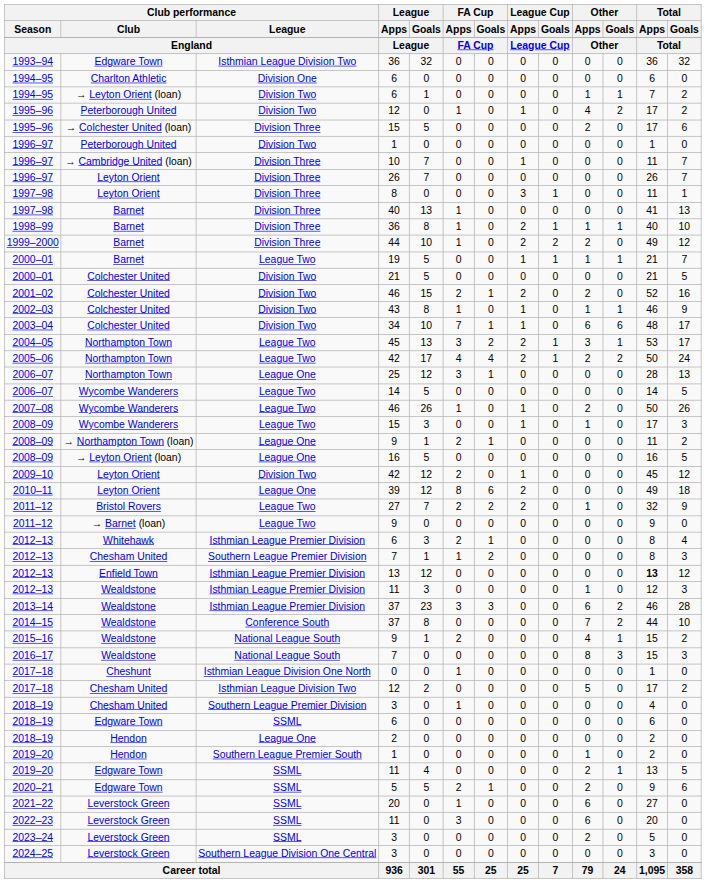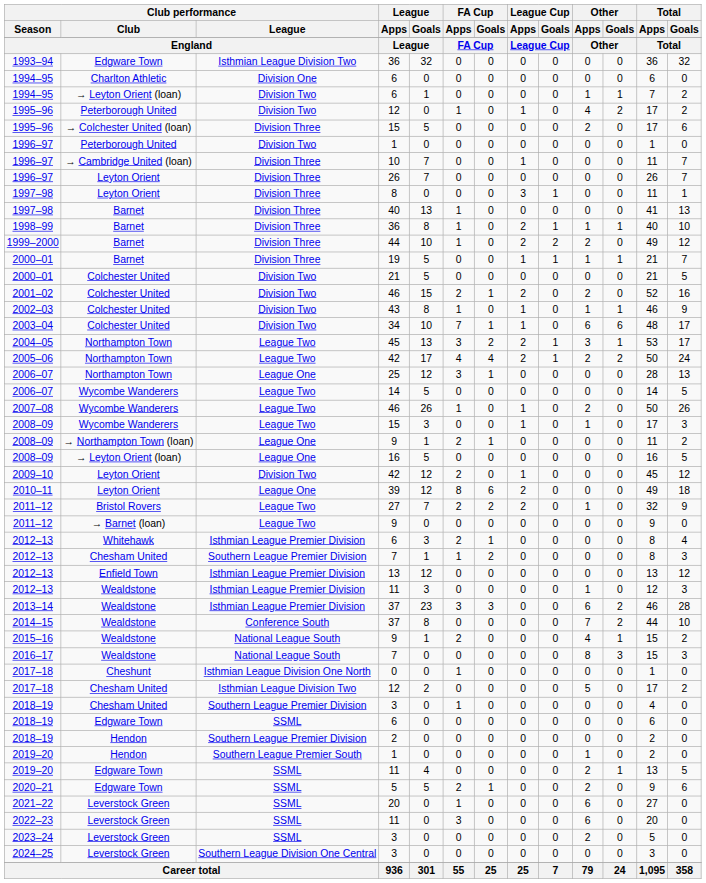(287, 260) League Two -> (287, 260) Division Three
(652, 573) bold -> (652, 573) normal
(287, 738) League One -> (287, 738) Southern League Premier Division
